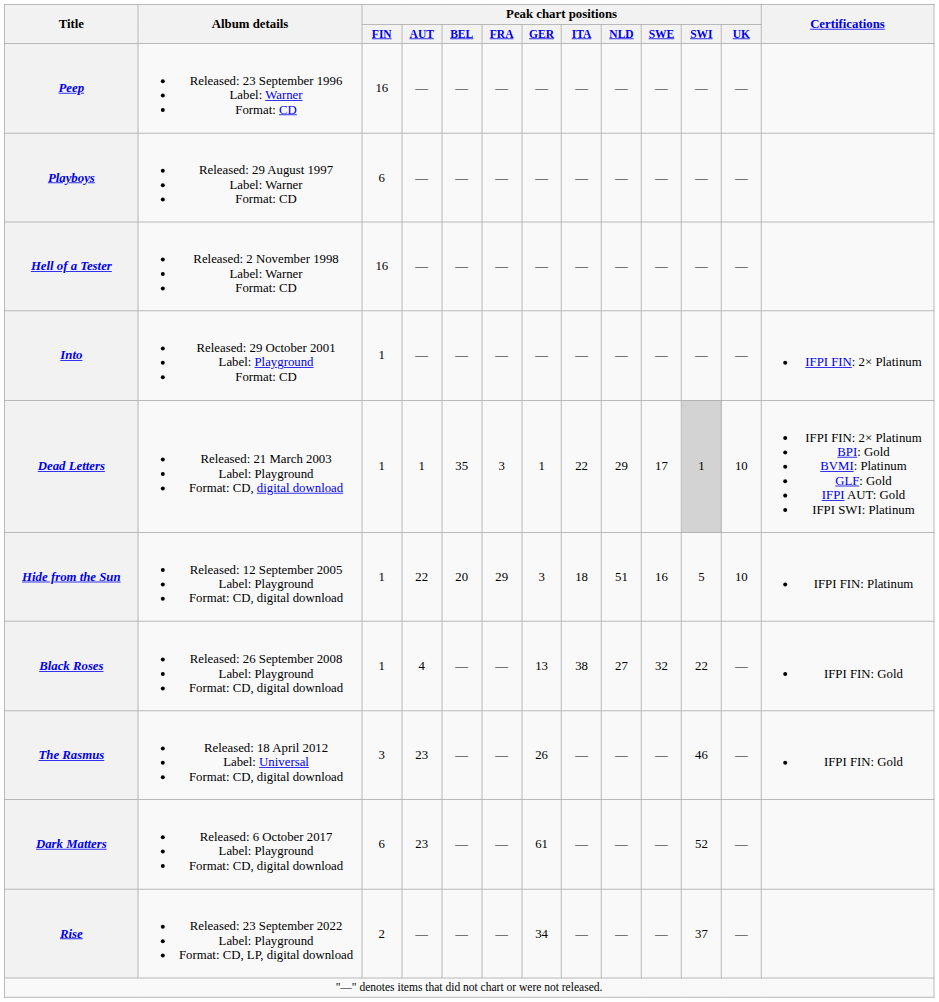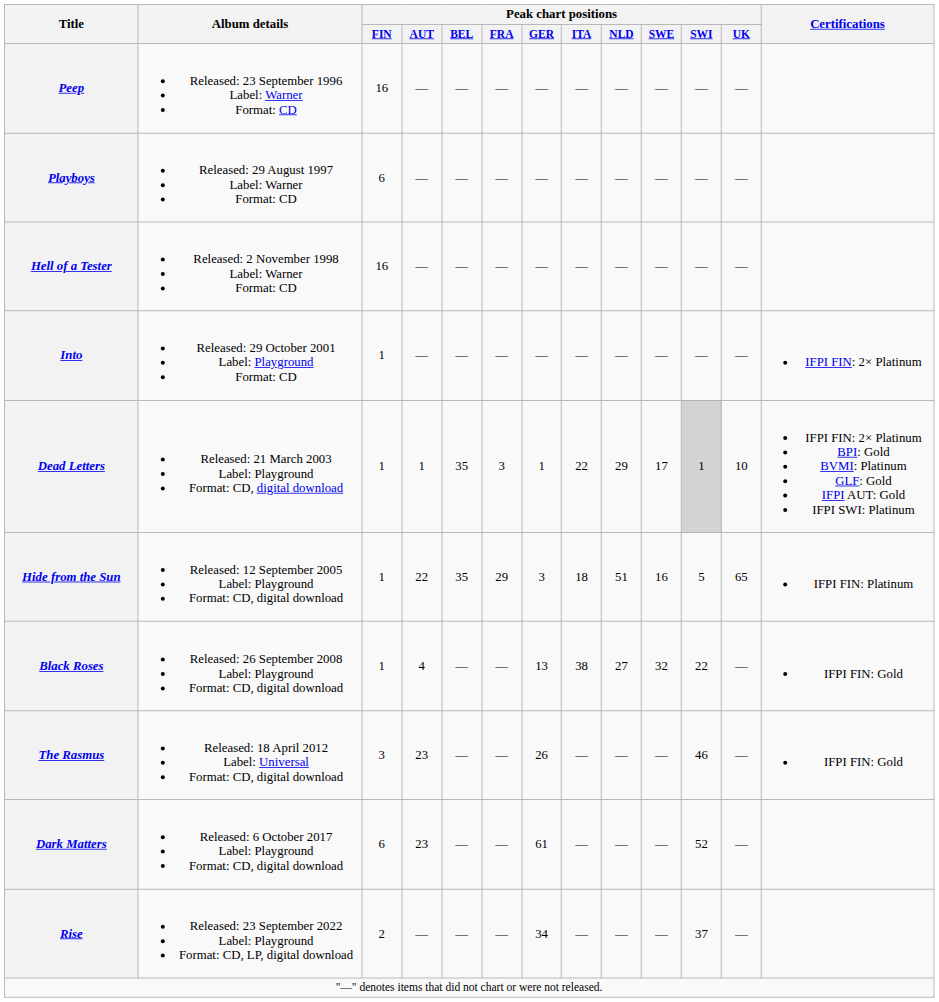(462, 577) 20 -> (462, 577) 35
(741, 577) 10 -> (741, 577) 65
